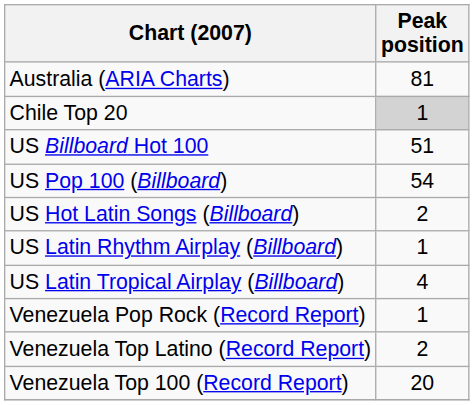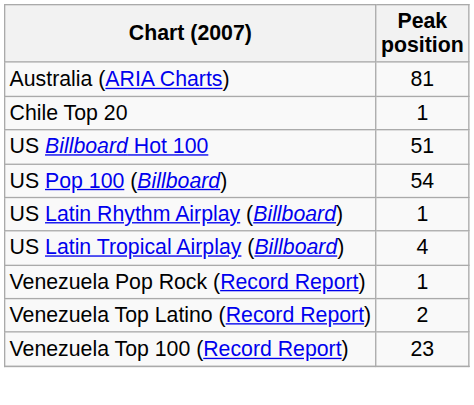(422, 112) lightgrey background -> (422, 112) no background
- row: (154, 214)
(422, 382) 20 -> (422, 349) 23
